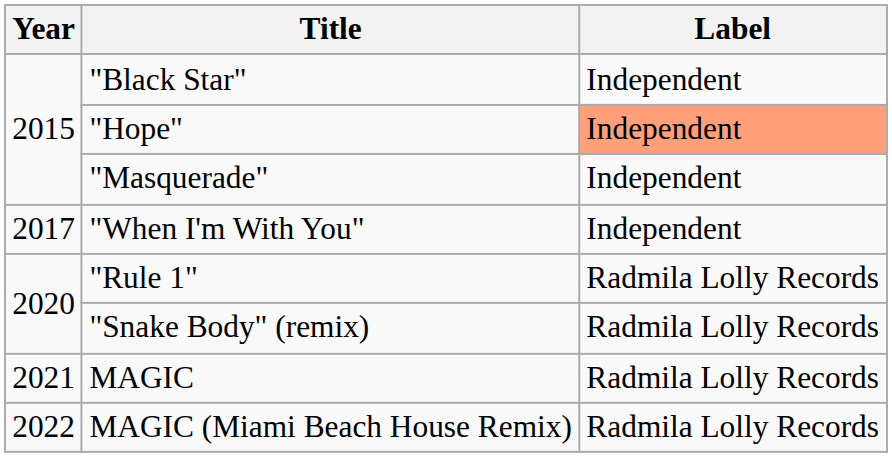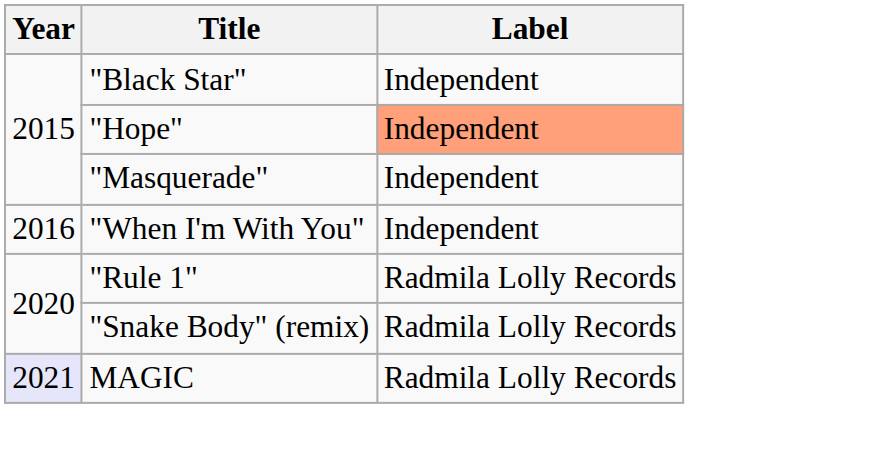(44, 228) 2017 -> (44, 228) 2016
(44, 377) no background -> (44, 377) lavender background
- row: (331, 427)
